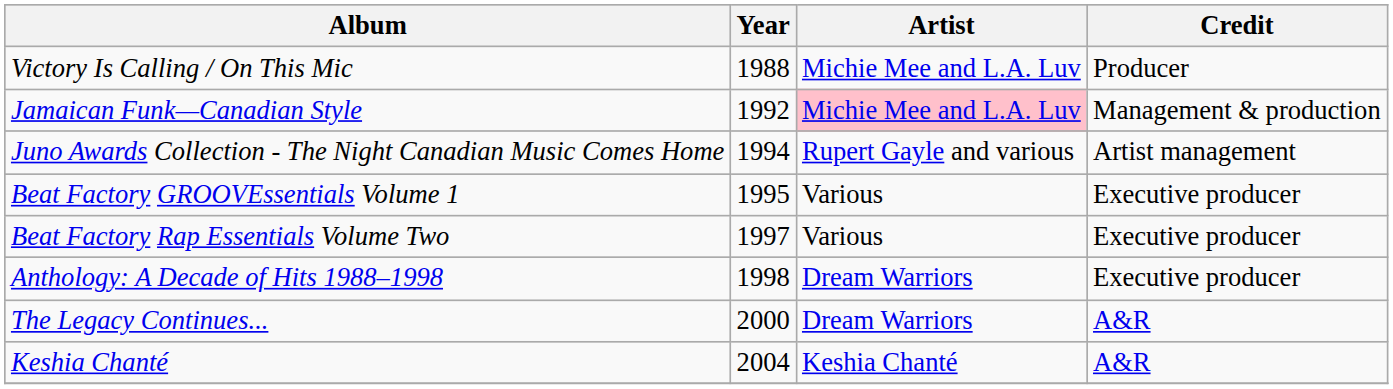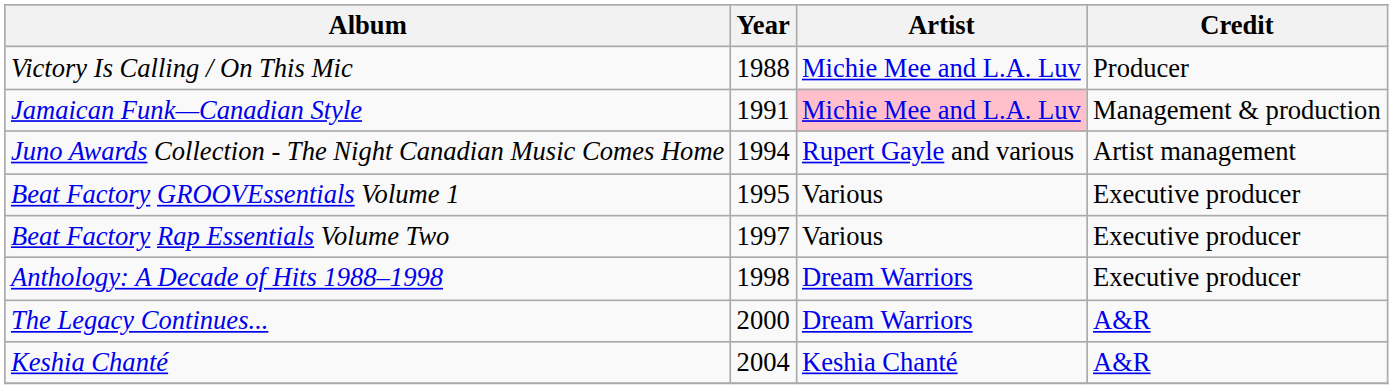(763, 109) 1992 -> (763, 109) 1991
